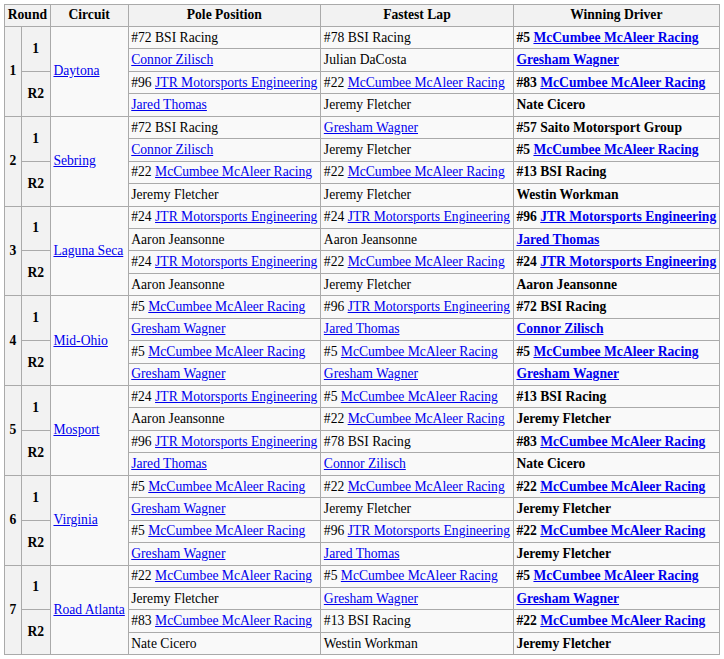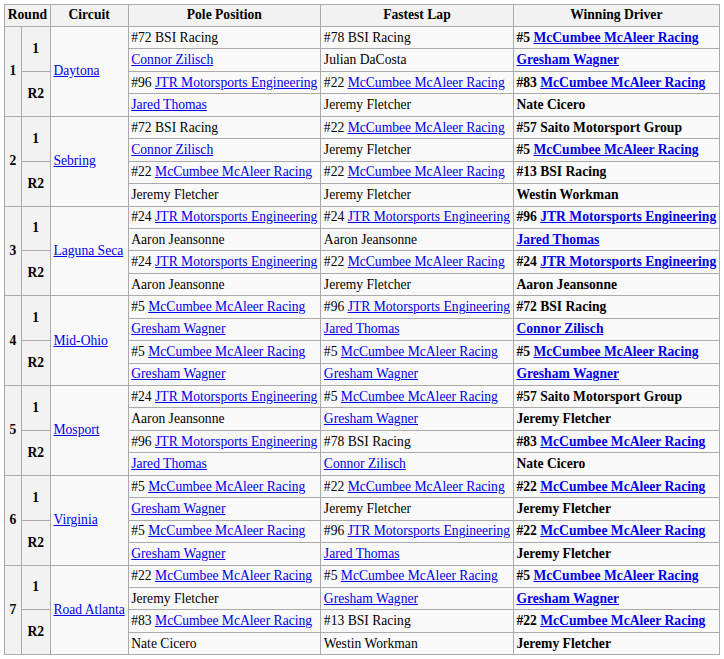(371, 127) Gresham Wagner -> (414, 127) #22 McCumbee McAleer Racing
(561, 396) #13 BSI Racing -> (599, 396) #57 Saito Motorsport Group
(414, 419) #22 McCumbee McAleer Racing -> (371, 419) Gresham Wagner
